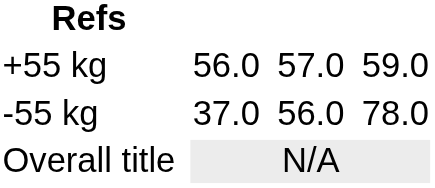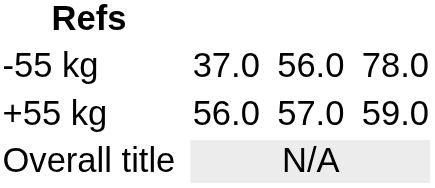rows swapped: (51, 113) <-> (55, 65)
